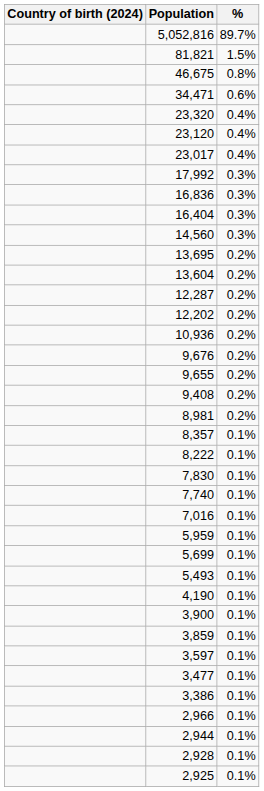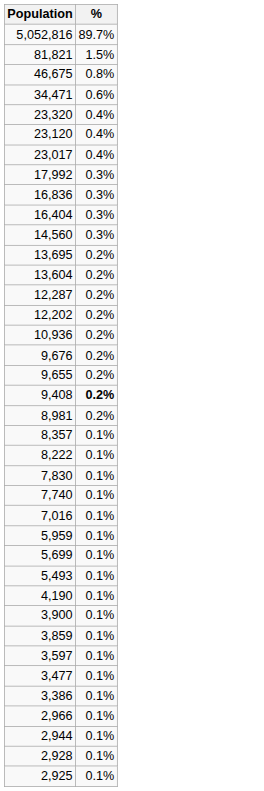- column: (75, 14)
(241, 395) normal -> (100, 395) bold
